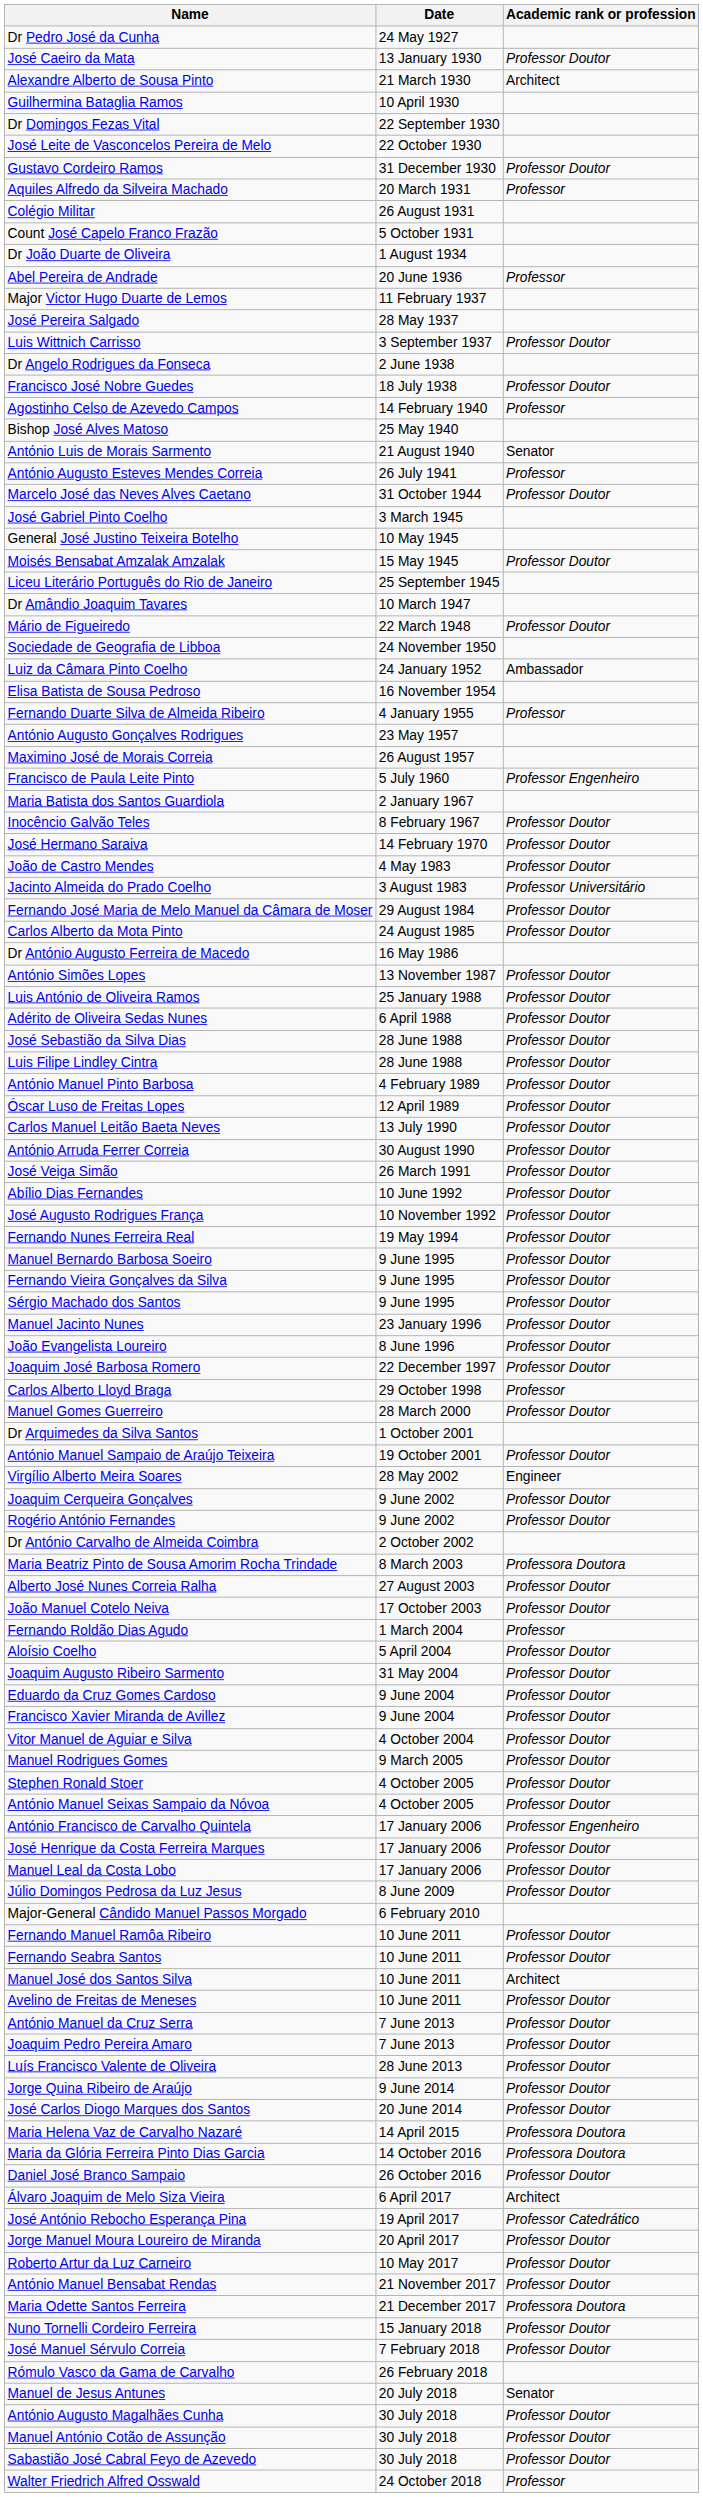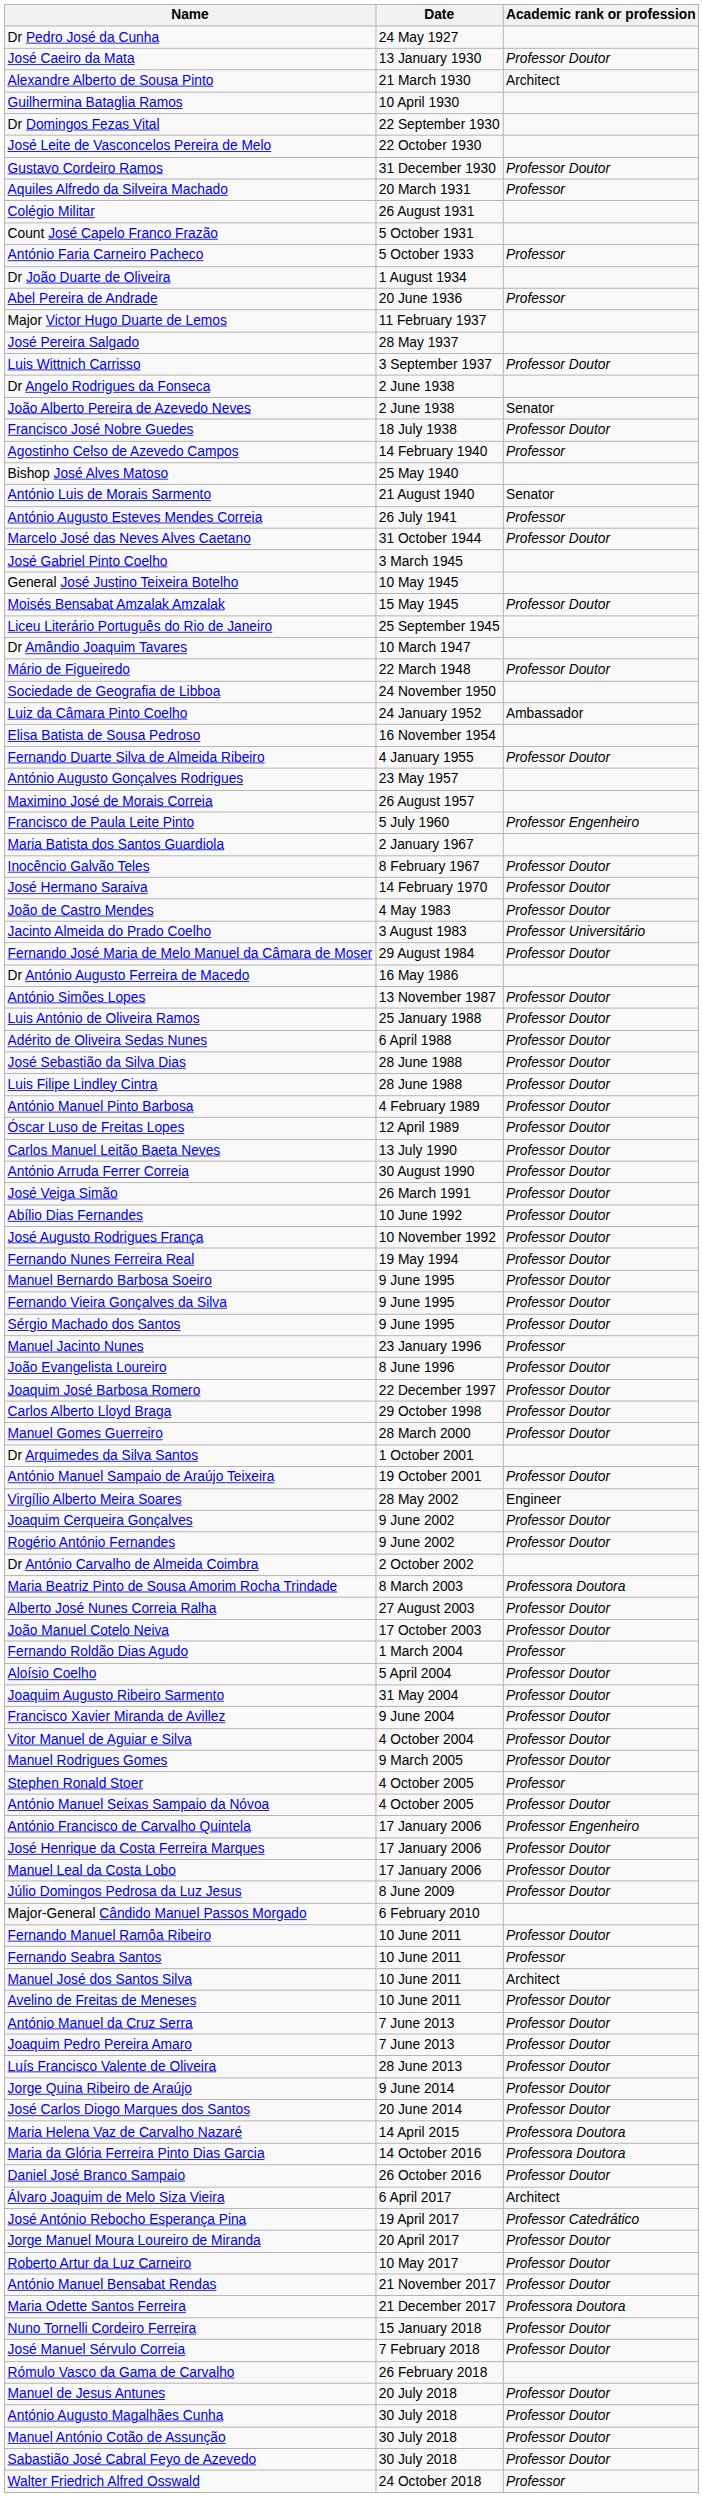+ row: (106, 255)
+ row: (129, 408)
(535, 713) Professor -> (558, 757) Professor Doutor
- row: (95, 931)
(558, 1324) Professor Doutor -> (535, 1346) Professor
(535, 1390) Professor -> (558, 1412) Professor Doutor
- row: (112, 1695)
(558, 1783) Professor Doutor -> (535, 1783) Professor
(558, 1957) Professor Doutor -> (535, 1957) Professor
(530, 2394) Senator -> (558, 2394) Professor Doutor
